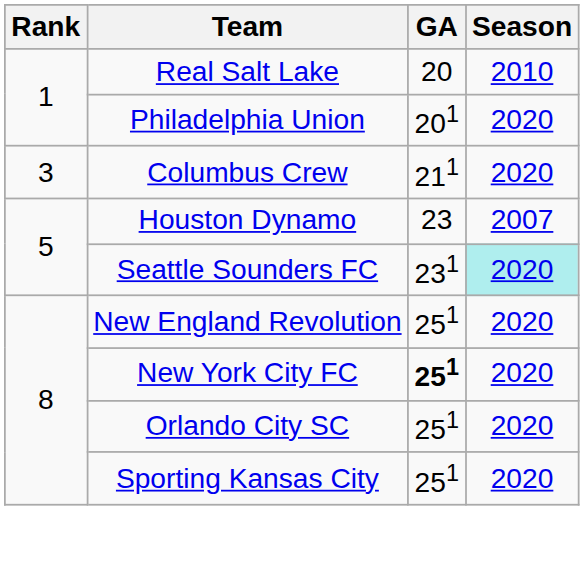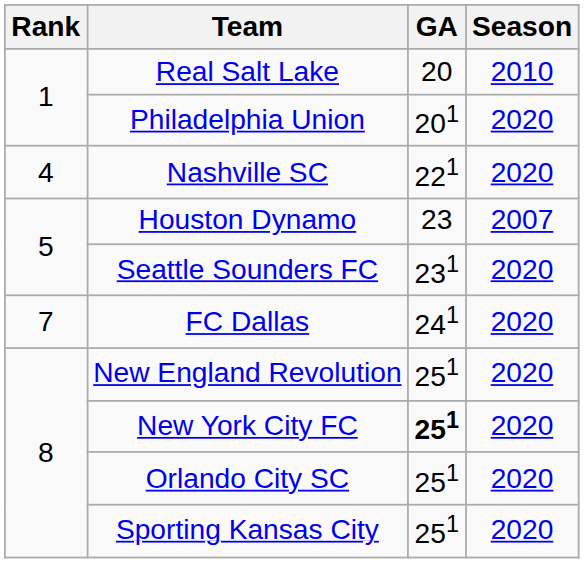- row: (247, 172)
+ row: (247, 172)
(522, 269) paleturquoise background -> (522, 269) no background
+ row: (247, 321)
